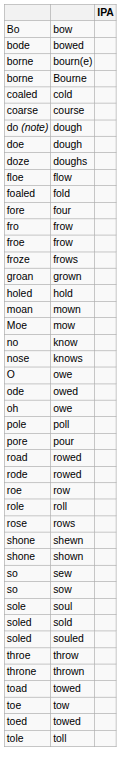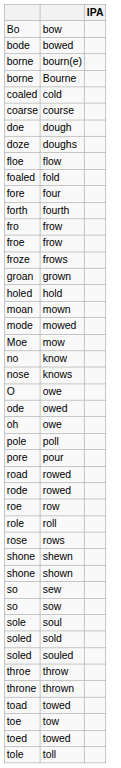- row: (28, 128)
+ row: (17, 210)
+ row: (20, 326)
